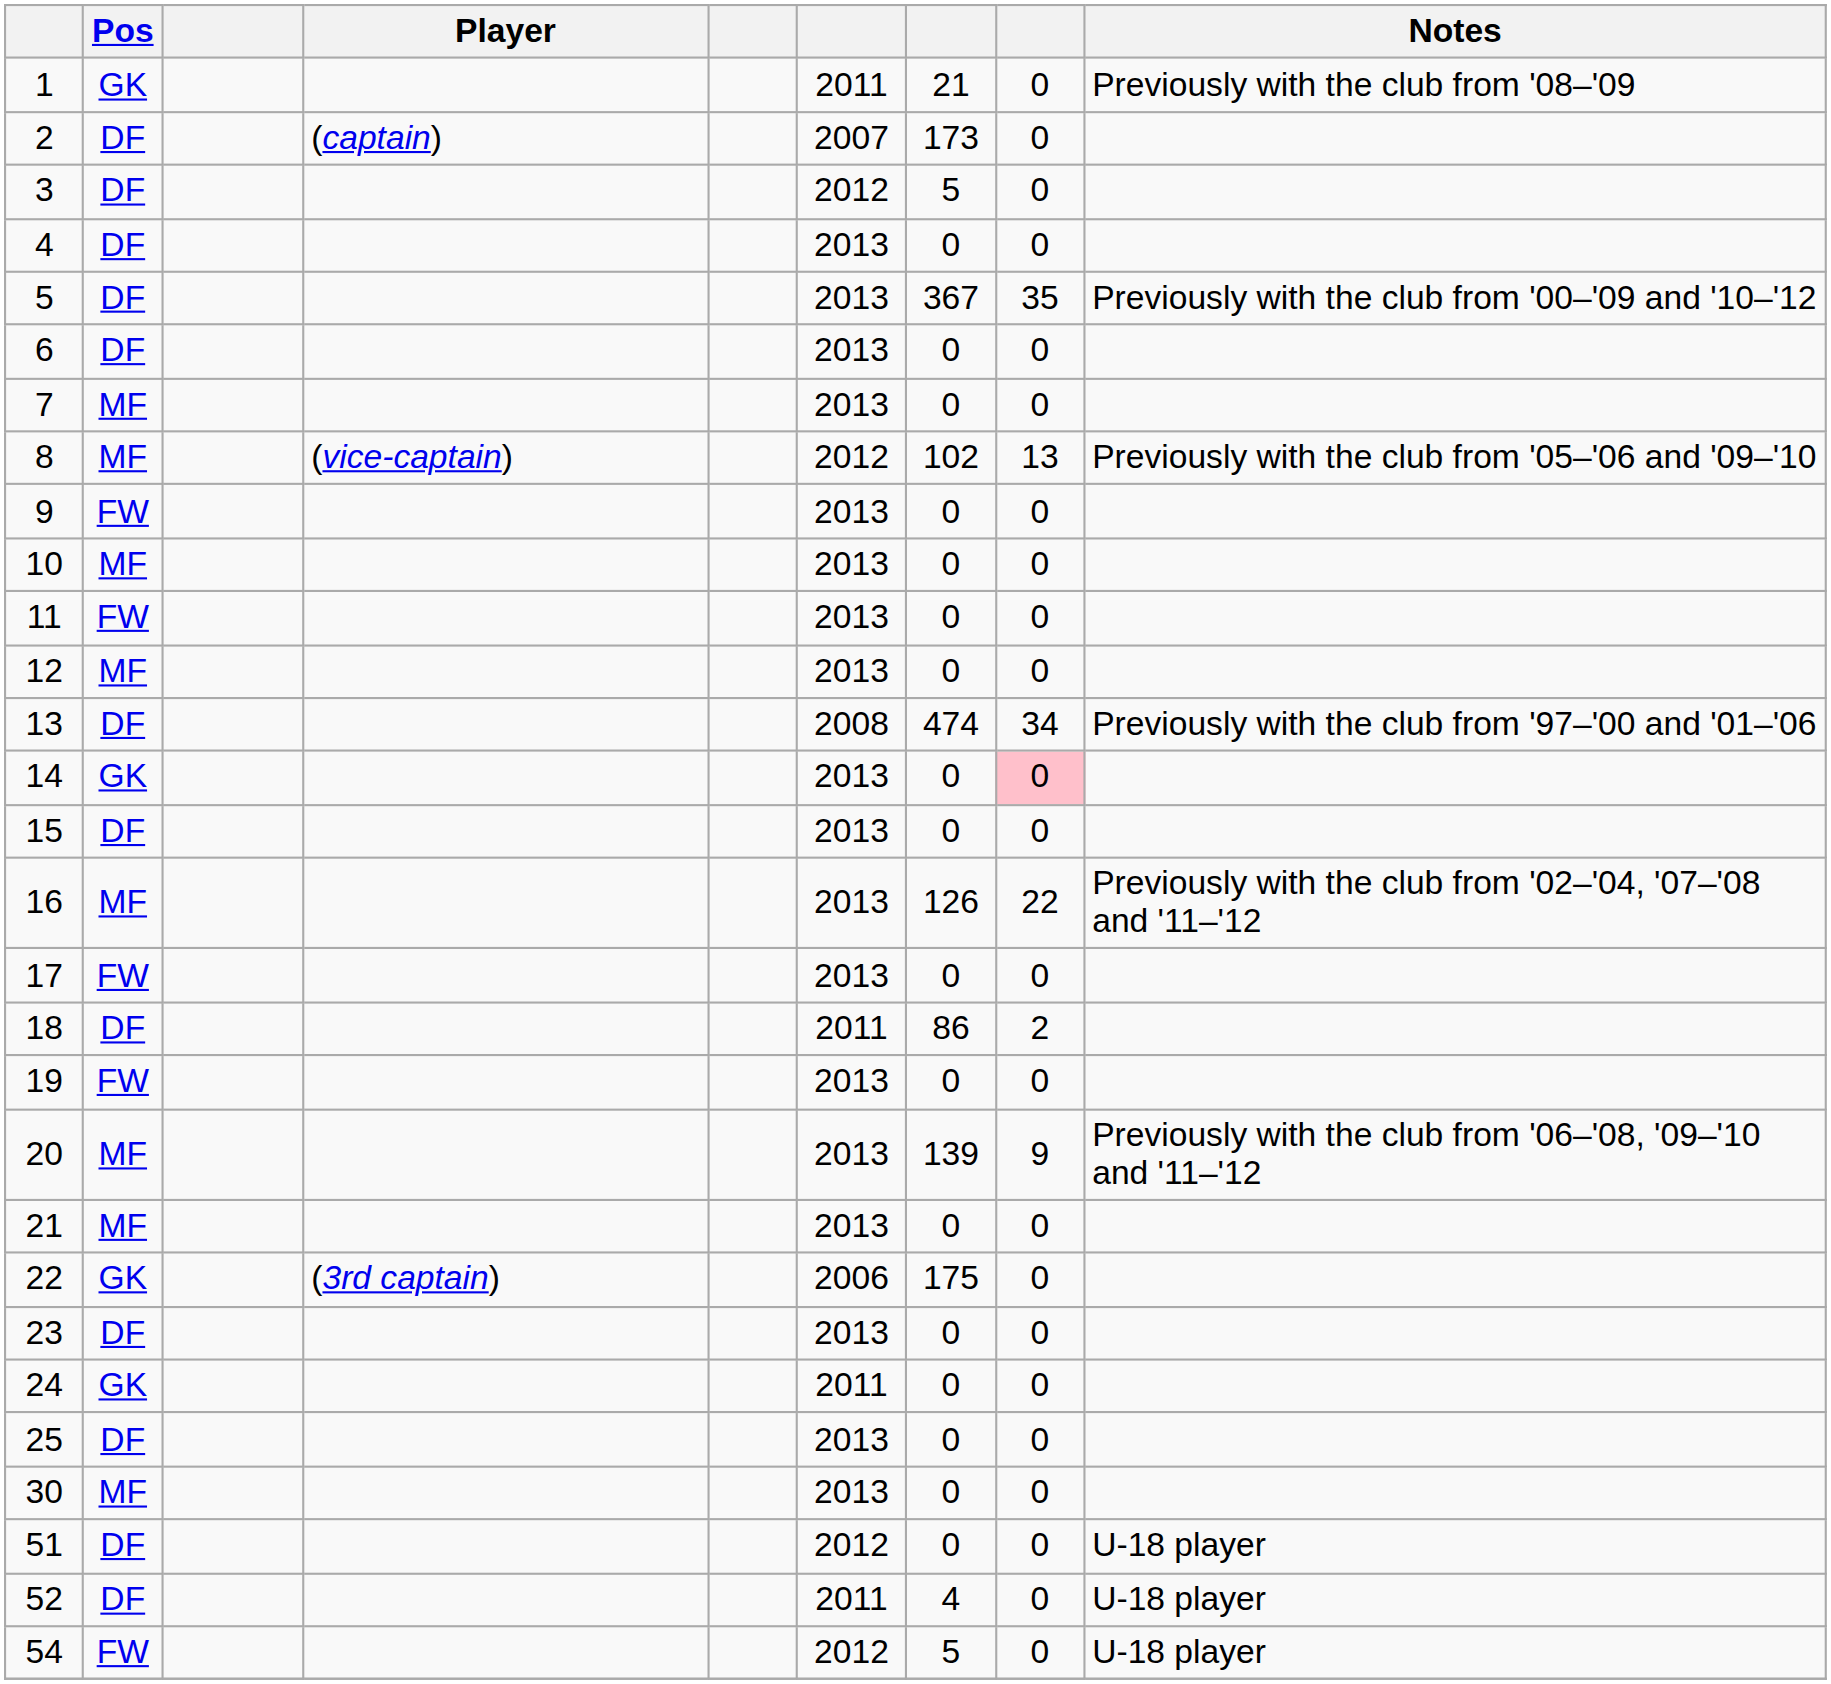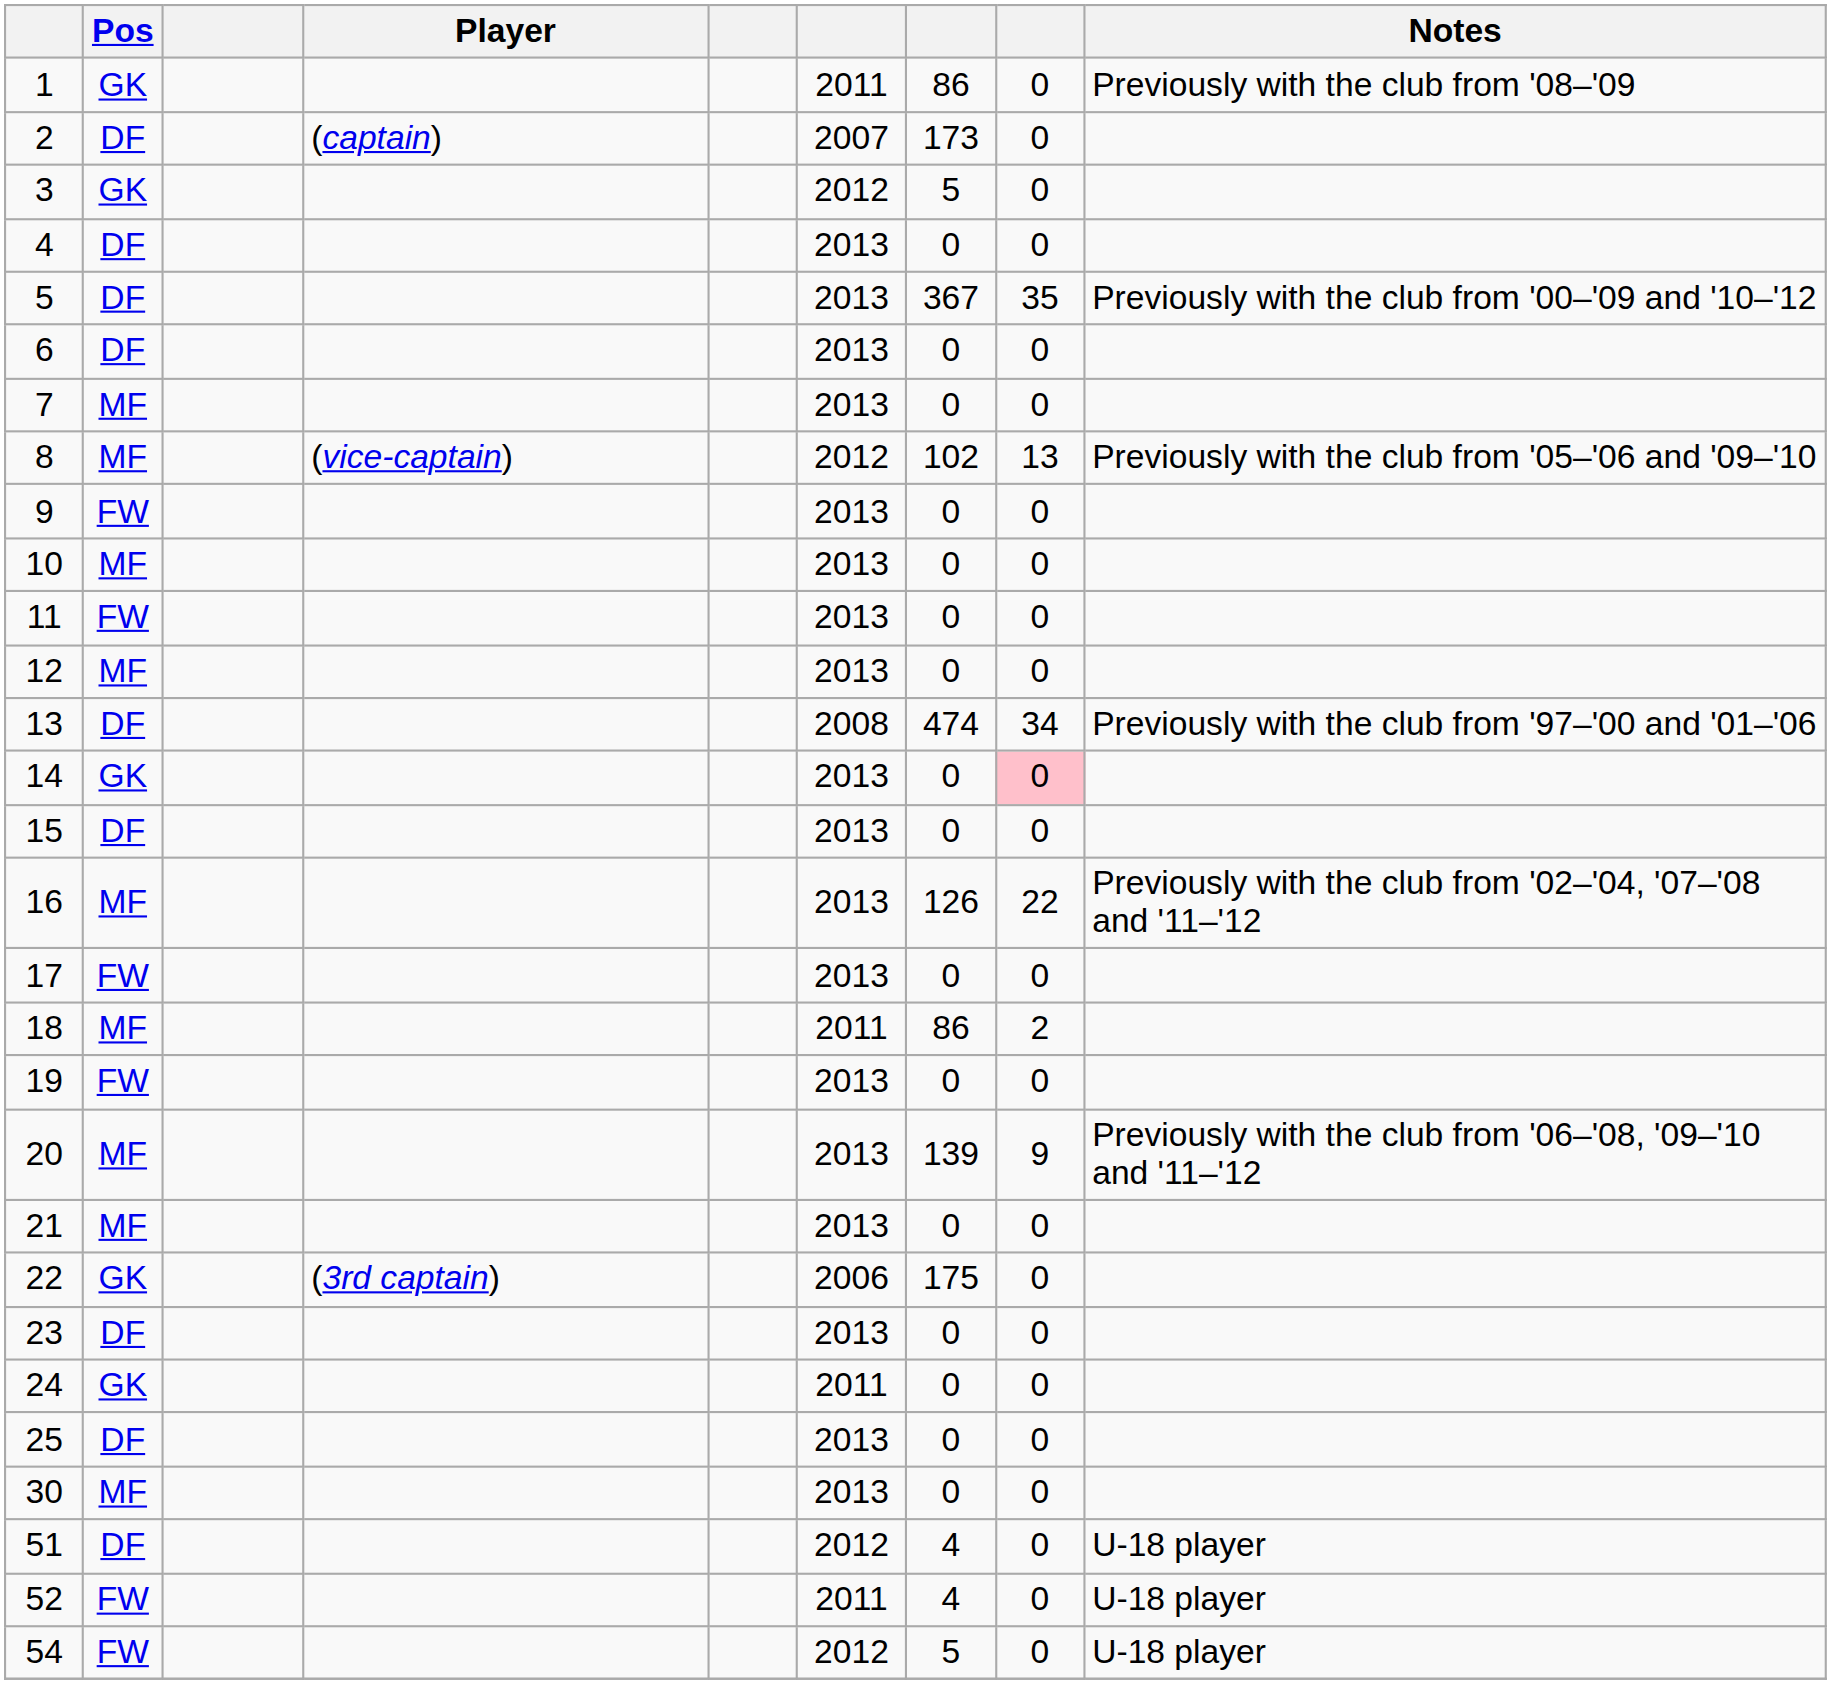(951, 84) 21 -> (951, 84) 86
(123, 191) DF -> (123, 191) GK
(123, 1028) DF -> (123, 1028) MF
(951, 1545) 0 -> (951, 1545) 4
(123, 1598) DF -> (123, 1598) FW
